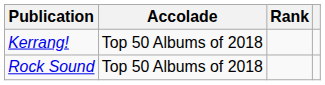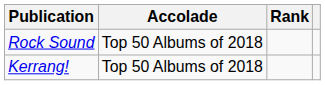rows swapped: (39, 42) <-> (51, 67)
